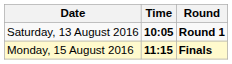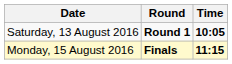columns swapped: (159, 13) <-> (202, 13)
